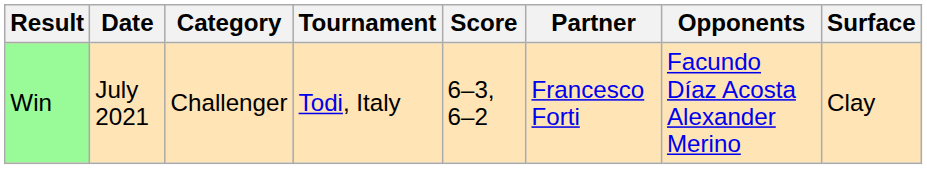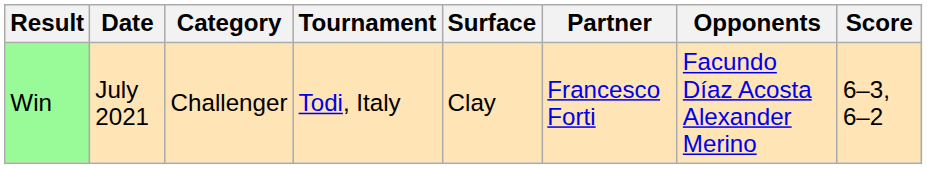columns swapped: (871, 23) <-> (484, 23)
